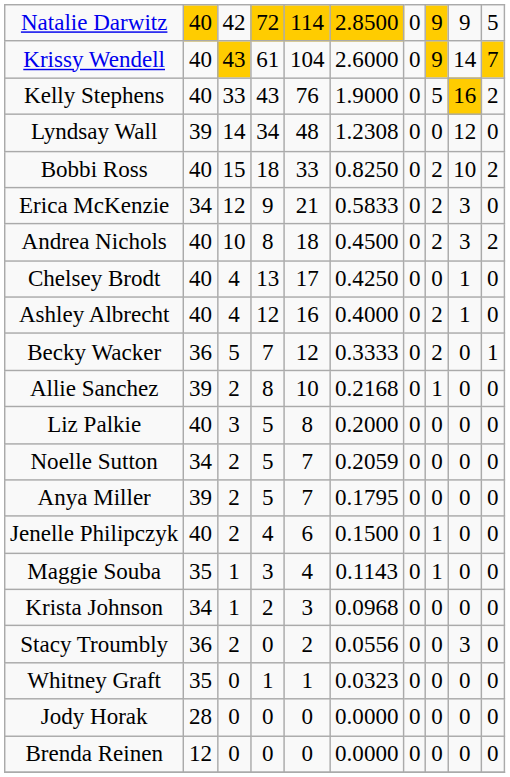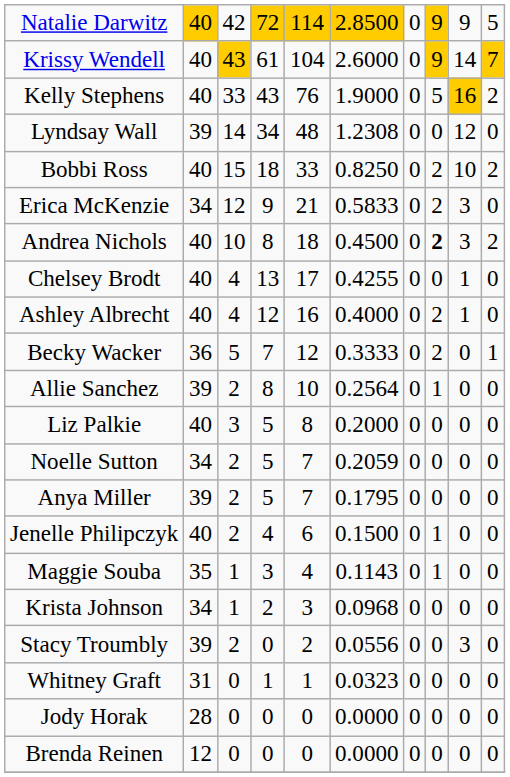(437, 242) normal -> (437, 242) bold
(367, 278) 0.4250 -> (367, 278) 0.4255
(367, 388) 0.2168 -> (367, 388) 0.2564
(200, 643) 36 -> (200, 643) 39
(200, 680) 35 -> (200, 680) 31
